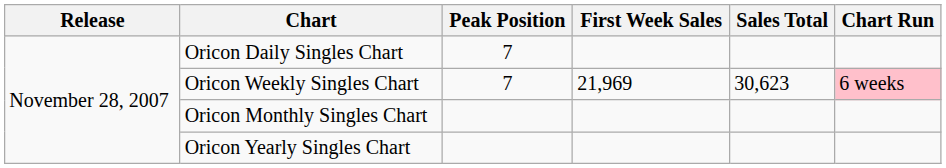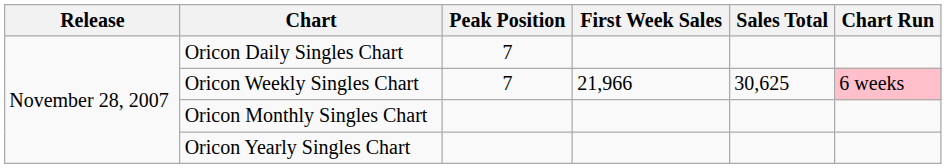(605, 83) 21,969 -> (605, 83) 21,966
(762, 83) 30,623 -> (762, 83) 30,625
